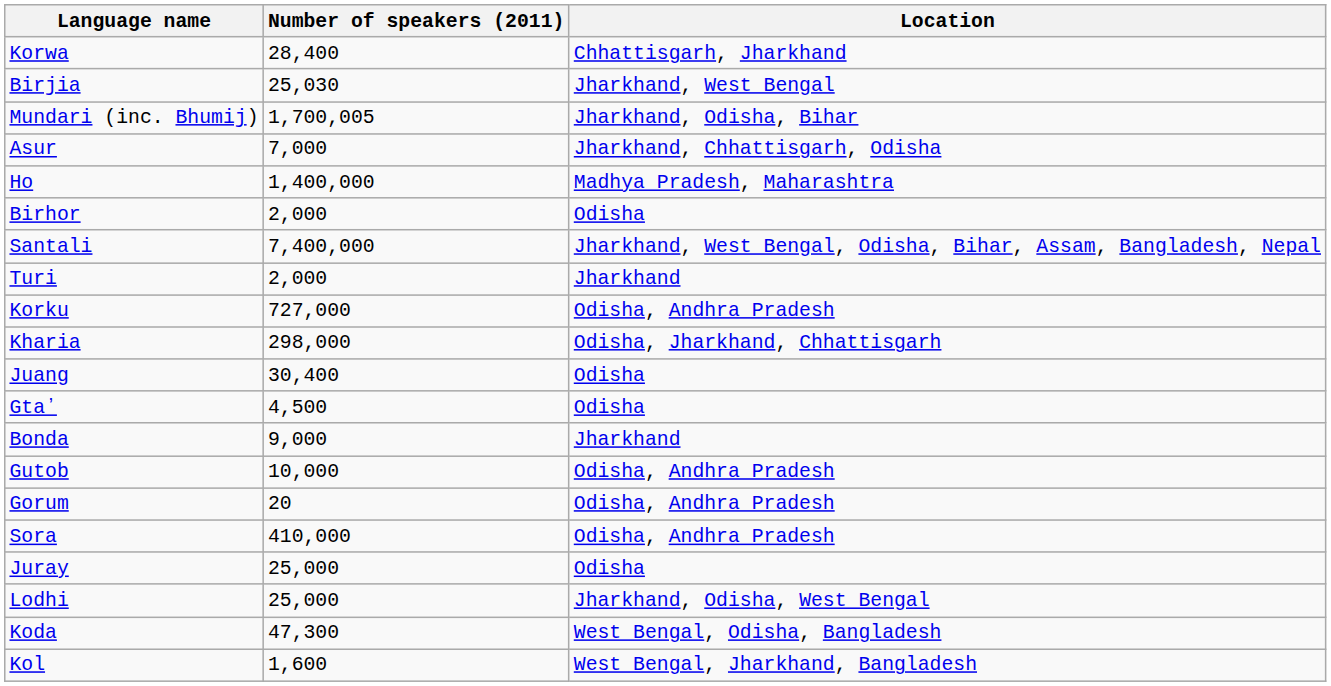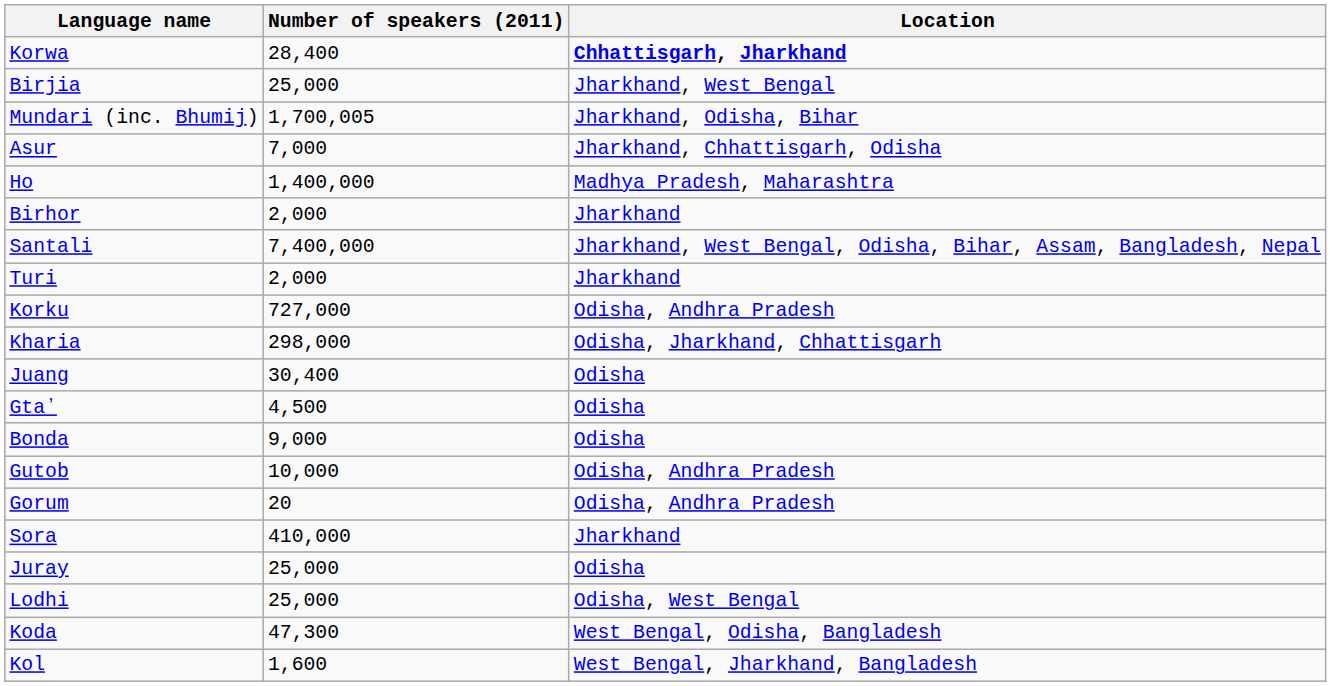(710, 53) normal -> (710, 53) bold
(303, 85) 25,030 -> (303, 85) 25,000
(609, 214) Odisha -> (627, 214) Jharkhand
(627, 440) Jharkhand -> (609, 440) Odisha
(704, 536) Odisha, Andhra Pradesh -> (627, 536) Jharkhand
(752, 601) Jharkhand, Odisha, West Bengal -> (686, 601) Odisha, West Bengal
